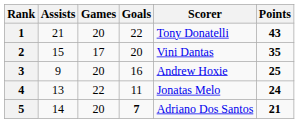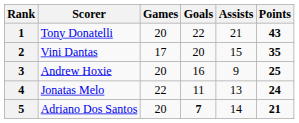columns swapped: (205, 14) <-> (58, 14)
